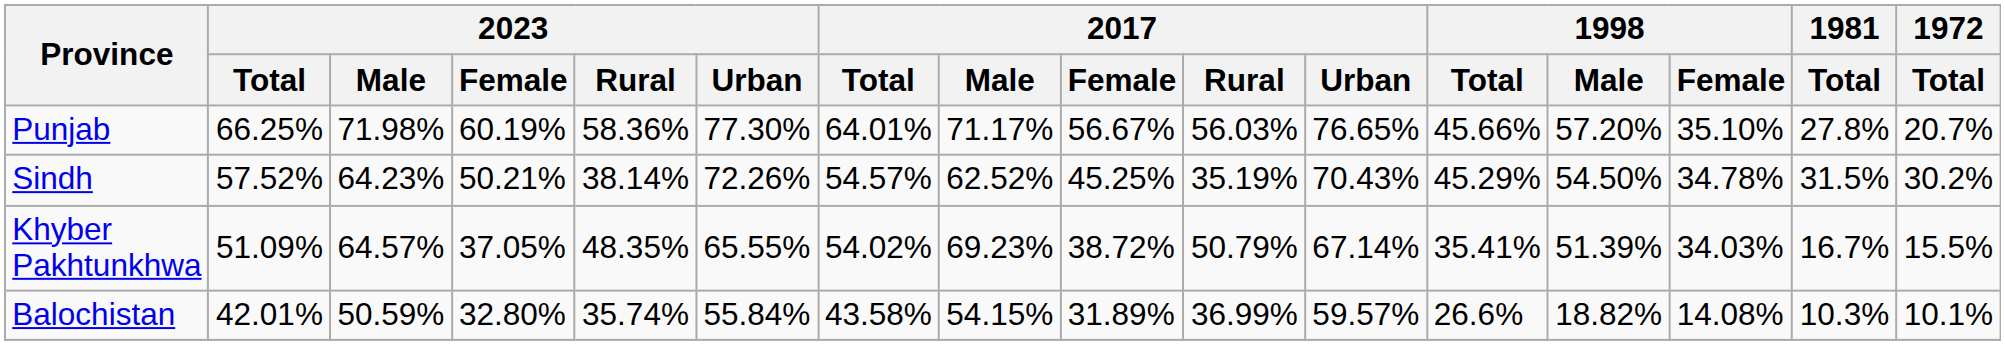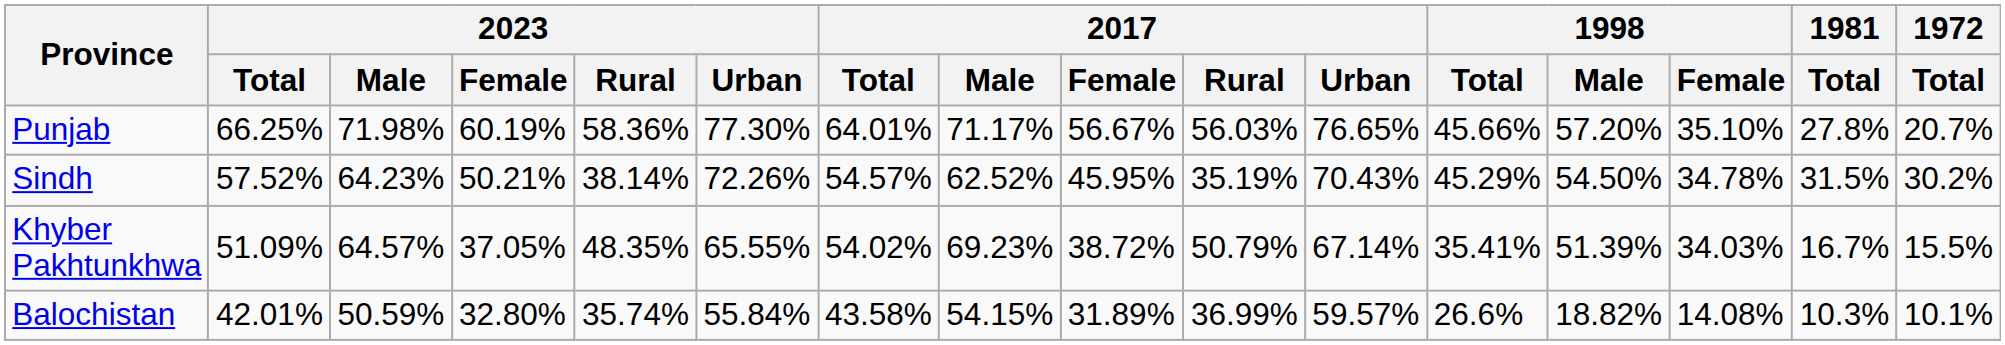(1121, 179) 45.25% -> (1121, 179) 45.95%
